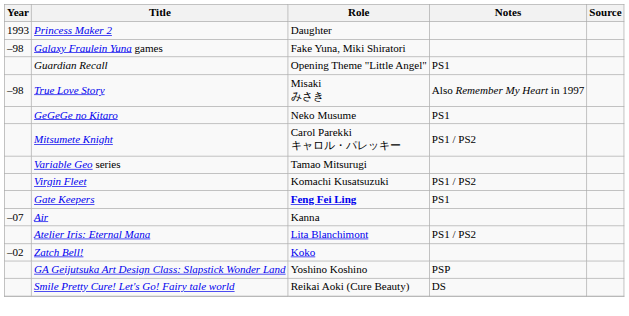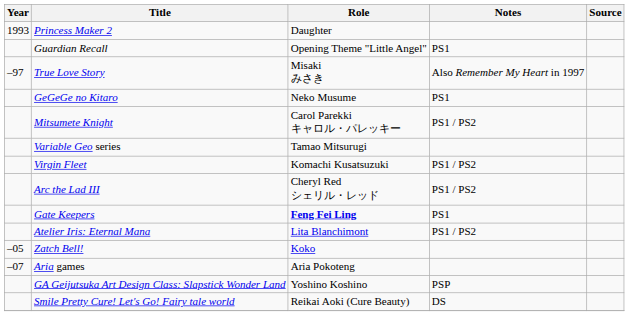- row: (98, 48)
(15, 90) –98 -> (15, 73) –97
+ row: (67, 189)
- row: (41, 217)
(15, 252) –02 -> (15, 249) –05
+ row: (59, 266)
